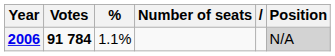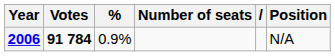(115, 39) 1.1% -> (115, 39) 0.9%
(282, 39) lightgrey background -> (282, 39) no background
